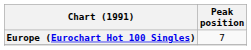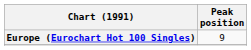(222, 38) 7 -> (222, 38) 9
